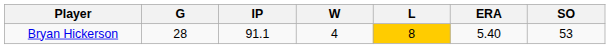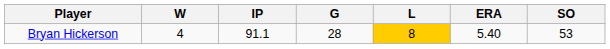columns swapped: (180, 14) <-> (335, 14)
